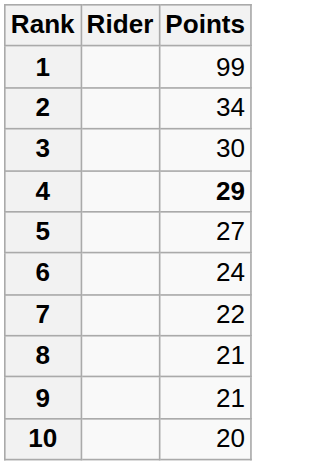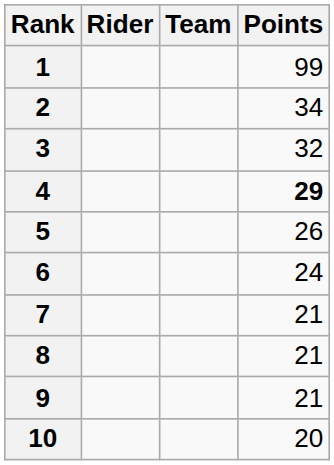+ column: (198, 25)
(231, 149) 30 -> (309, 149) 32
(231, 231) 27 -> (309, 231) 26
(231, 314) 22 -> (309, 314) 21
